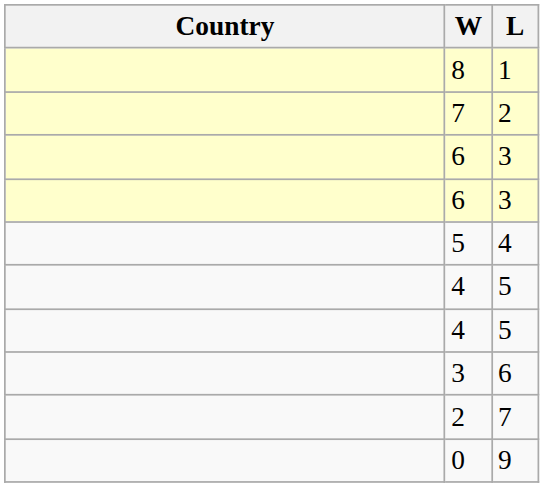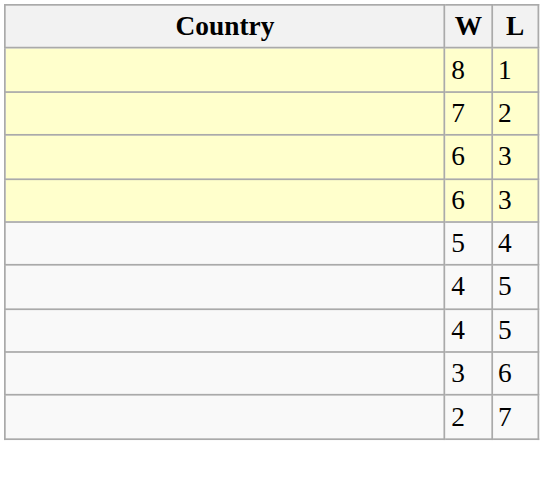- row: (458, 460)
